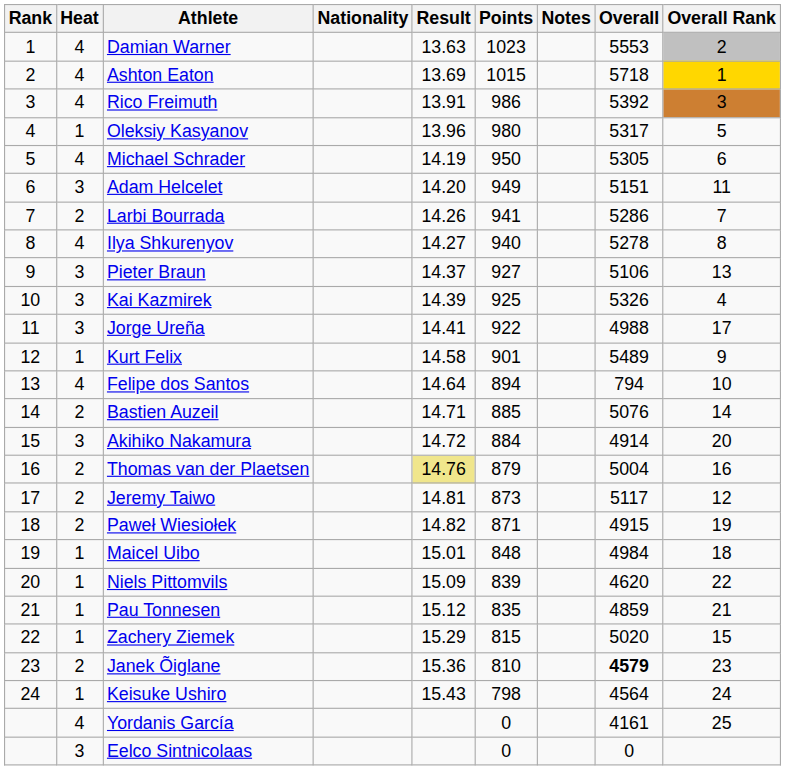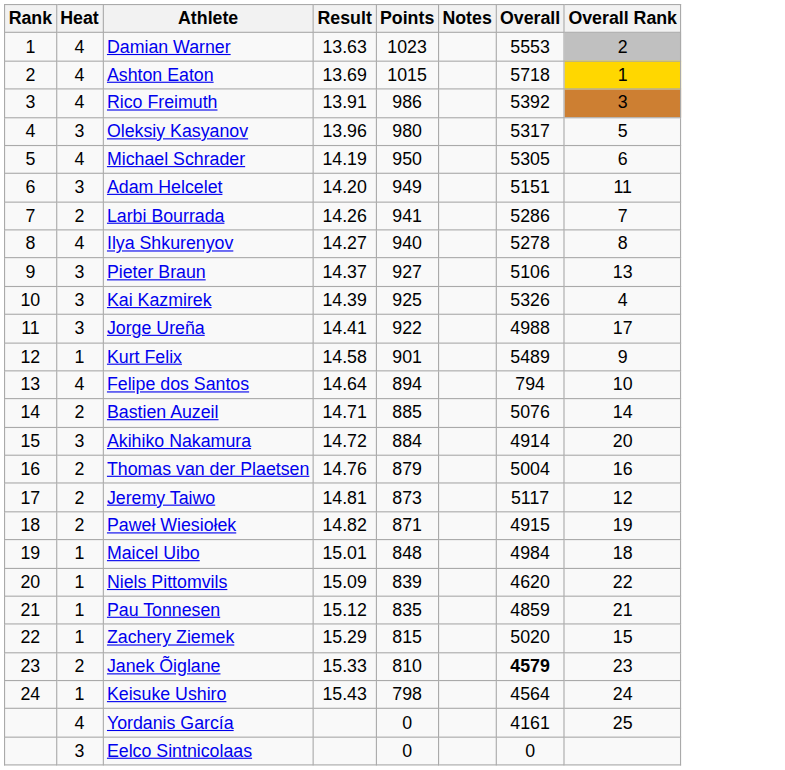- column: (363, 18)
(80, 131) 1 -> (80, 131) 3
(444, 469) khaki background -> (345, 469) no background
(444, 666) 15.36 -> (345, 666) 15.33
